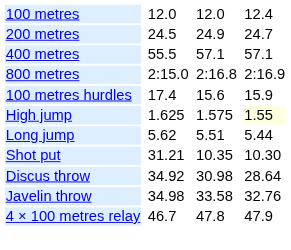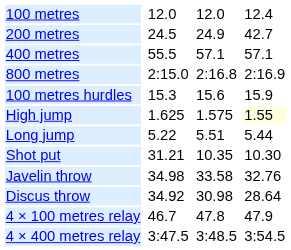(259, 34) 24.7 -> (259, 34) 42.7
(162, 95) 17.4 -> (162, 95) 15.3
(162, 135) 5.62 -> (162, 135) 5.22
rows swapped: (48, 176) <-> (49, 196)
+ row: (73, 236)
